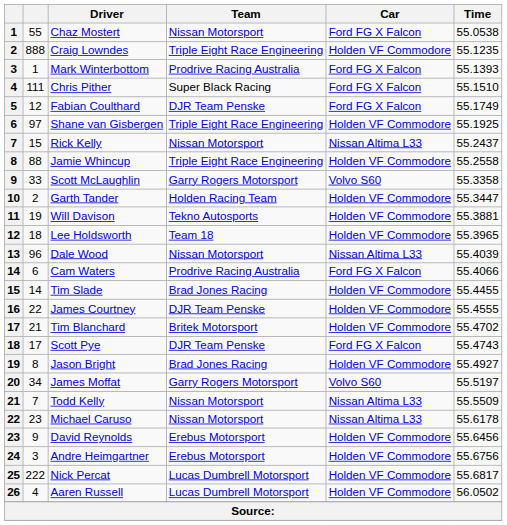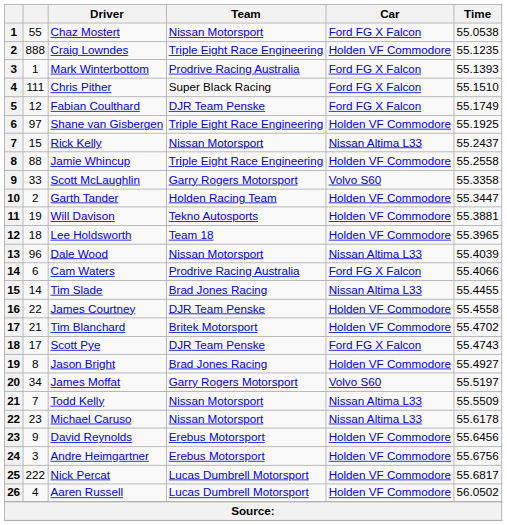(390, 290) Holden VF Commodore -> (375, 290) Nissan Altima L33
(478, 309) 55.4555 -> (478, 309) 55.4558
